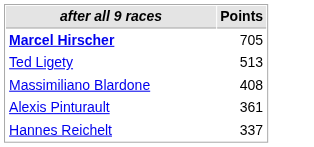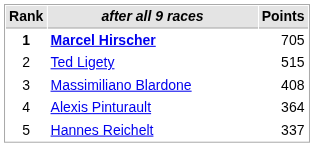+ column: (26, 17)
(251, 63) 513 -> (293, 63) 515
(251, 108) 361 -> (293, 108) 364
